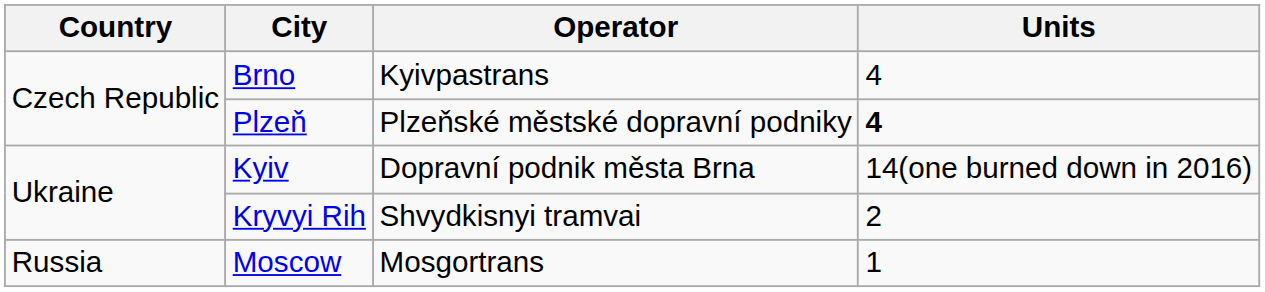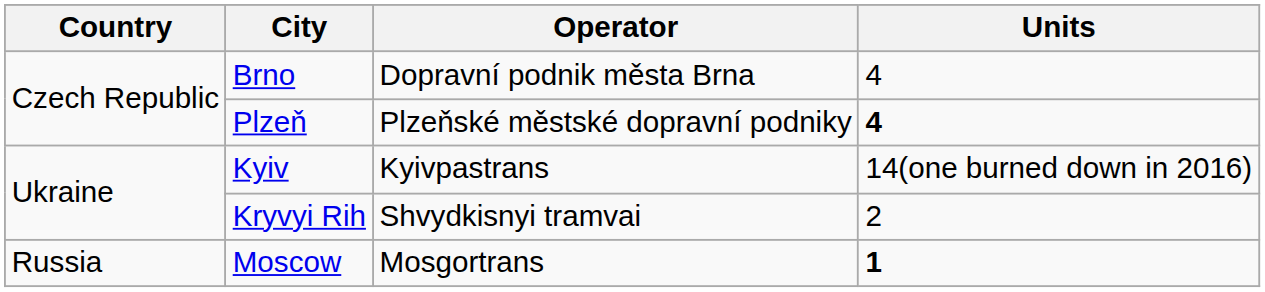(464, 74) Kyivpastrans -> (567, 74) Dopravní podnik města Brna
(567, 168) Dopravní podnik města Brna -> (464, 168) Kyivpastrans
(874, 262) normal -> (874, 262) bold
